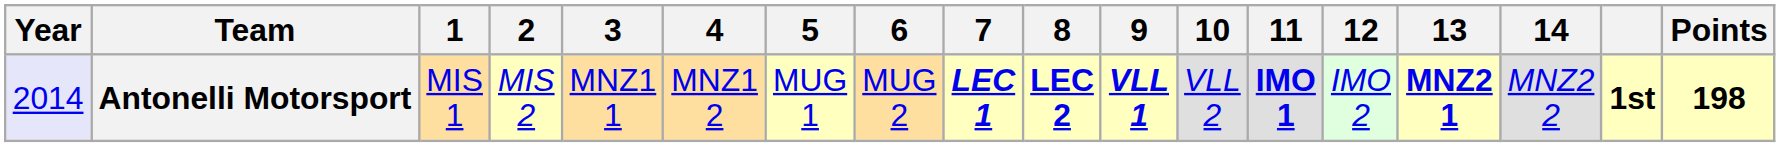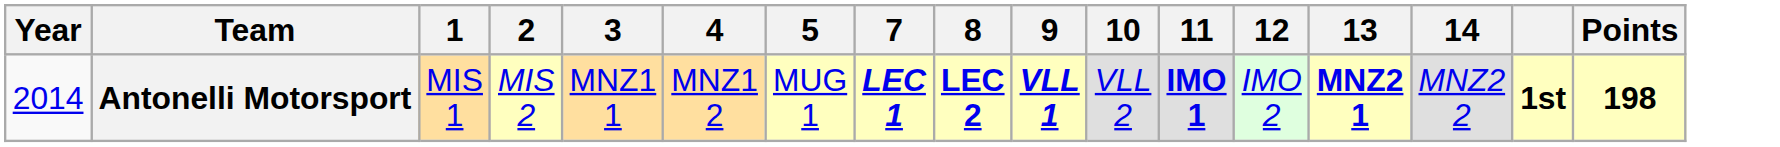- column: (899, 30)
(48, 98) lavender background -> (48, 98) no background
